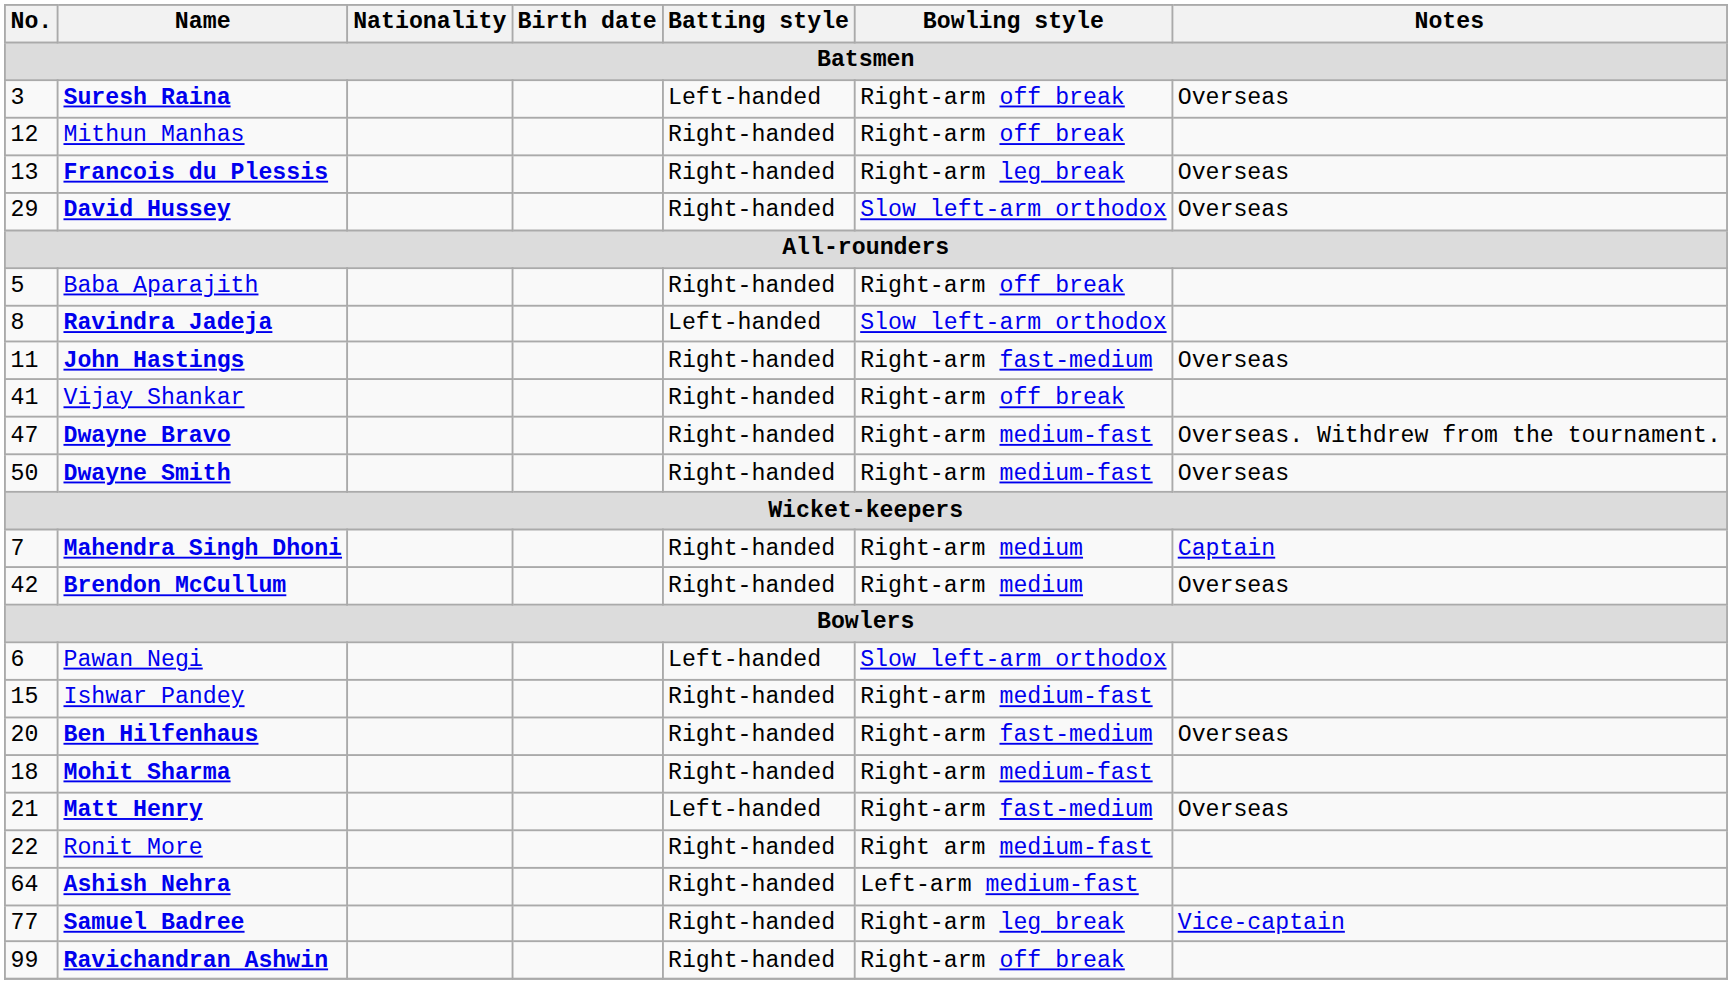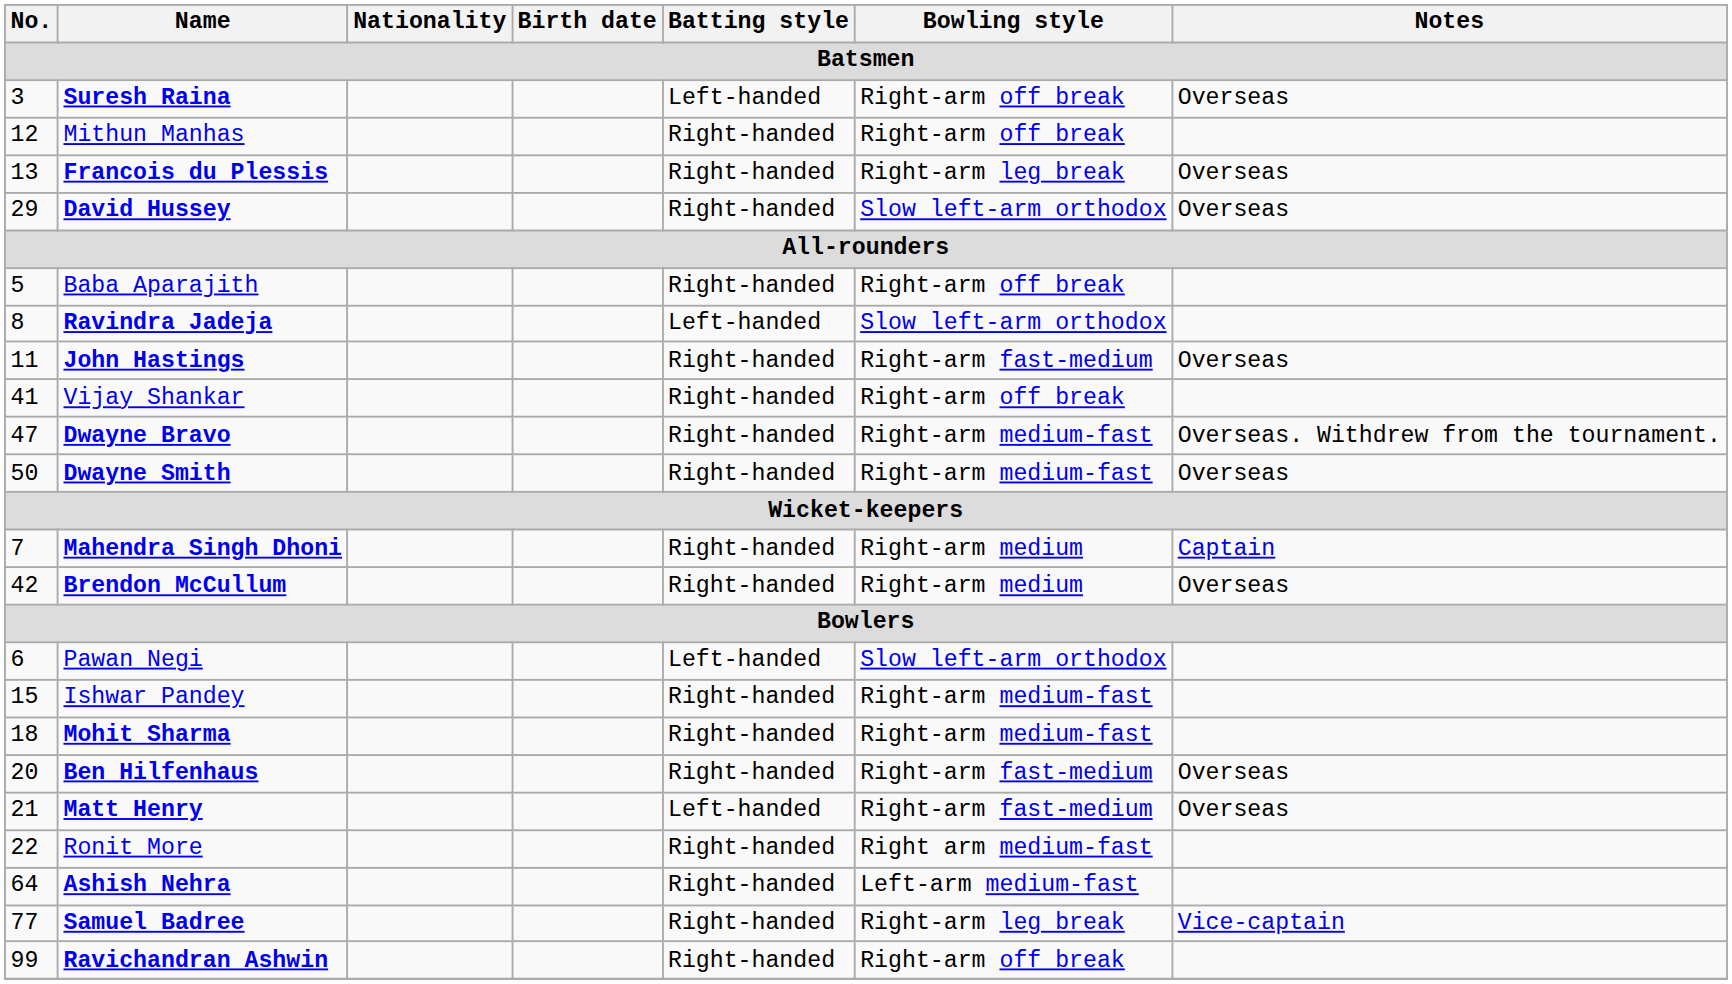rows swapped: (147, 774) <-> (161, 736)
